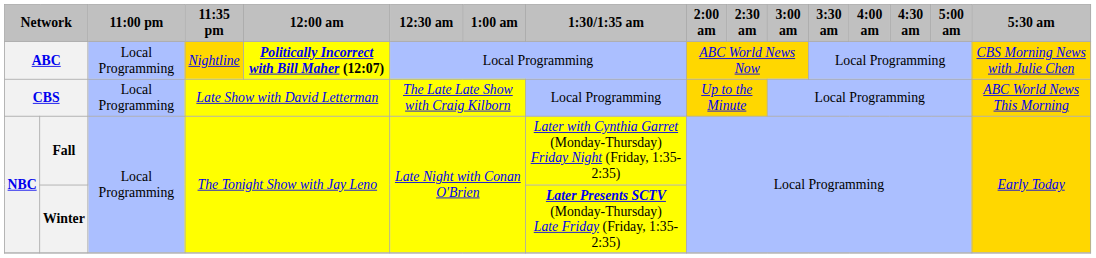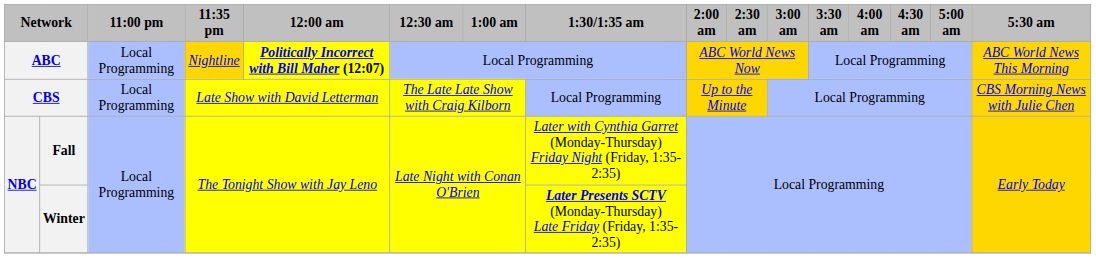(1031, 60) CBS Morning News with Julie Chen -> (1031, 60) ABC World News This Morning
(1031, 97) ABC World News This Morning -> (1031, 97) CBS Morning News with Julie Chen
